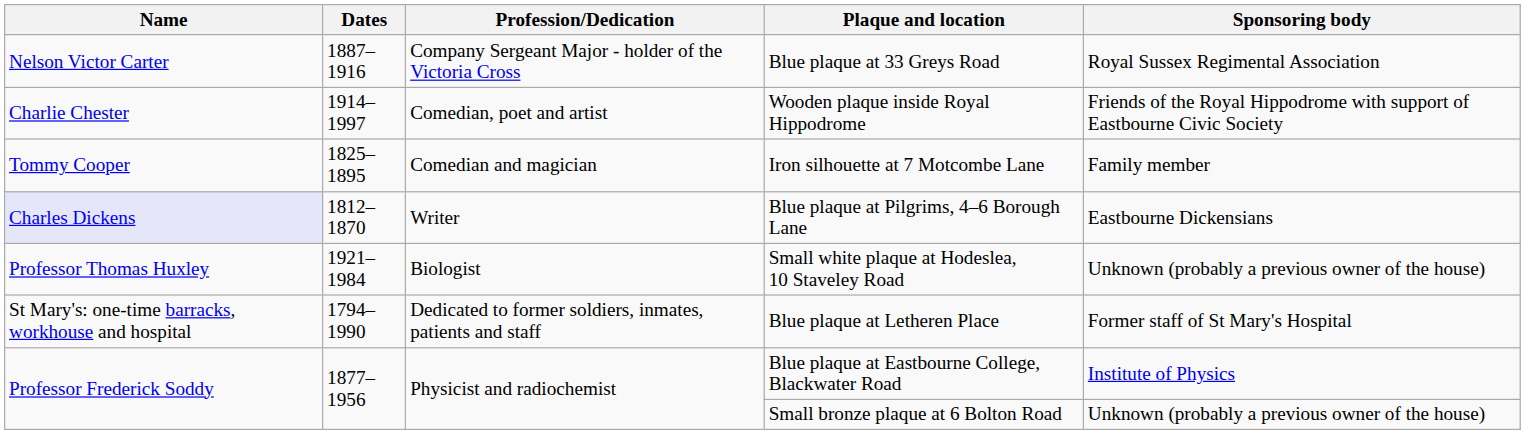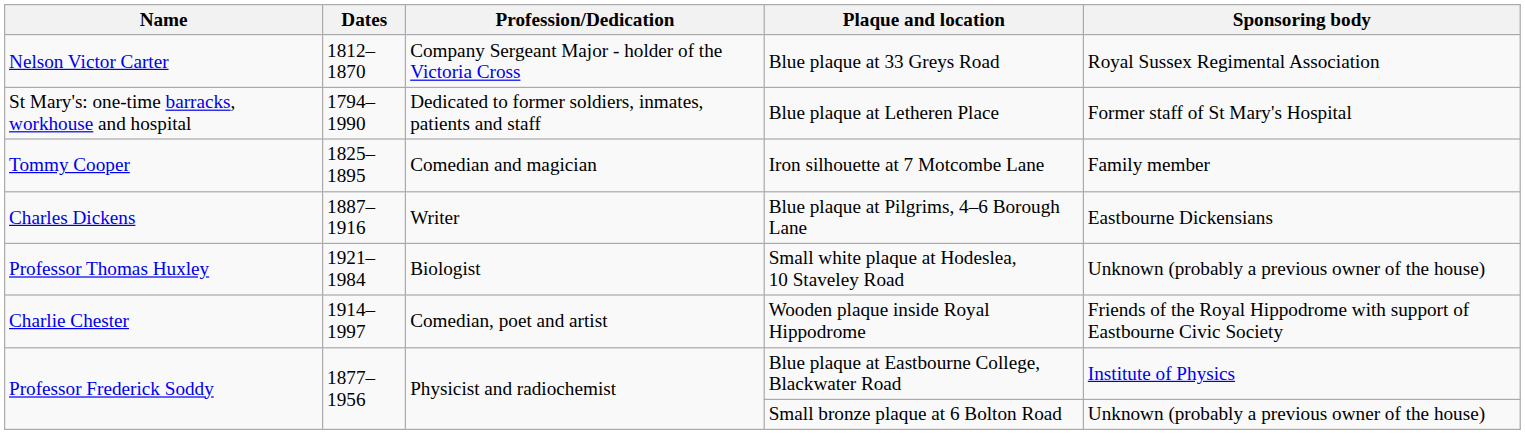(351, 60) 1887–1916 -> (351, 60) 1812–1870
rows swapped: (879, 113) <-> (884, 321)
(72, 217) lavender background -> (72, 217) no background
(351, 217) 1812–1870 -> (351, 217) 1887–1916
